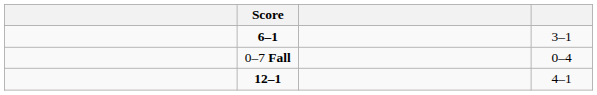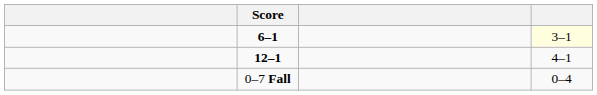(562, 36) no background -> (562, 36) lightyellow background
rows swapped: (268, 57) <-> (268, 79)
